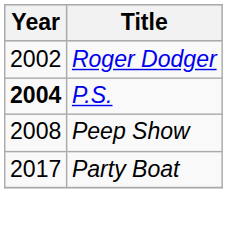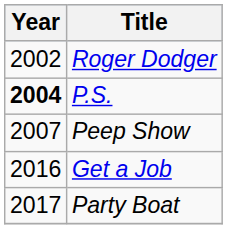(36, 132) 2008 -> (36, 132) 2007
+ row: (122, 168)
